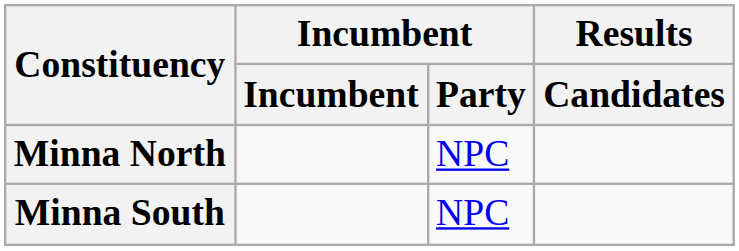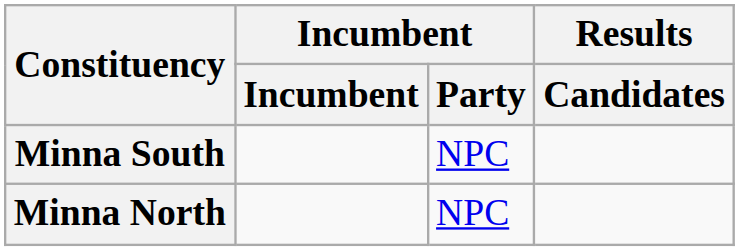rows swapped: (120, 153) <-> (120, 213)
